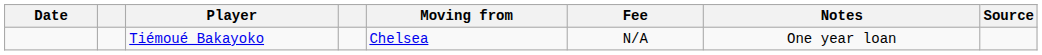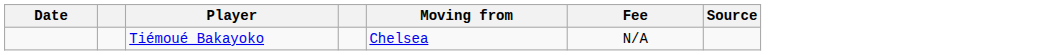- column: (842, 16)
